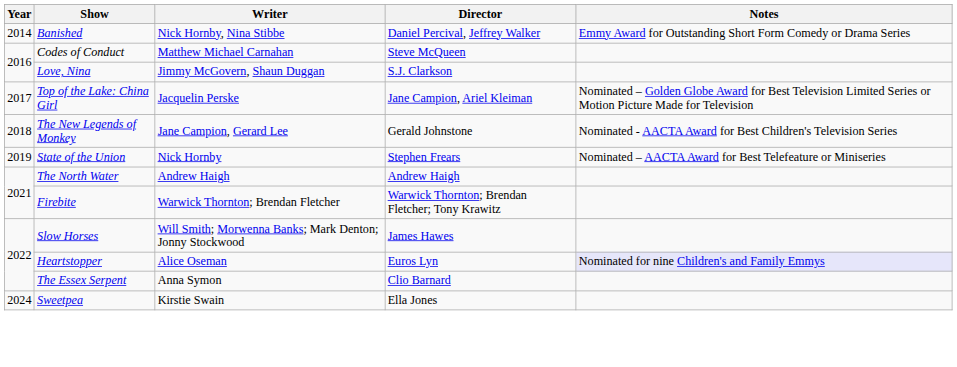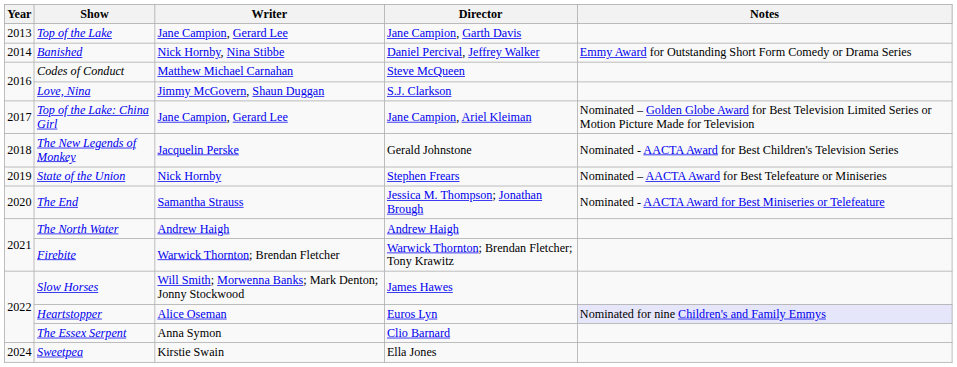+ row: (75, 33)
(198, 98) Jacquelin Perske -> (223, 117) Jane Campion, Gerard Lee
(223, 131) Jane Campion, Gerard Lee -> (198, 150) Jacquelin Perske
+ row: (58, 202)
